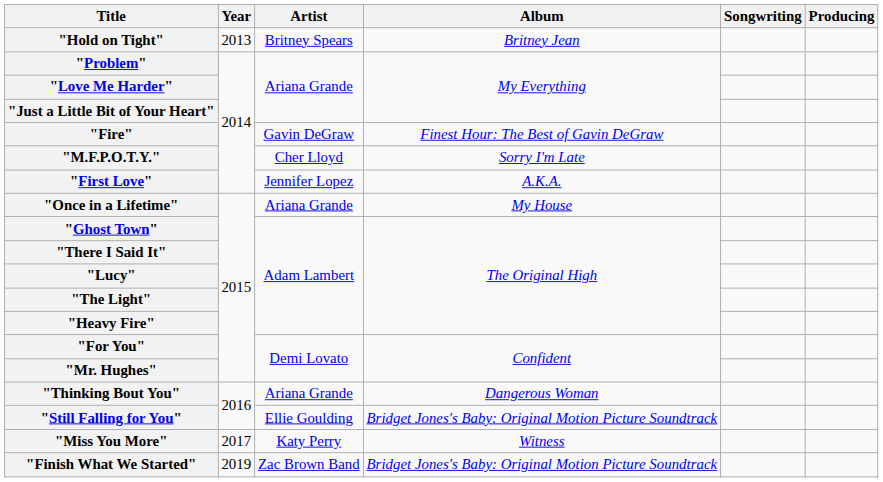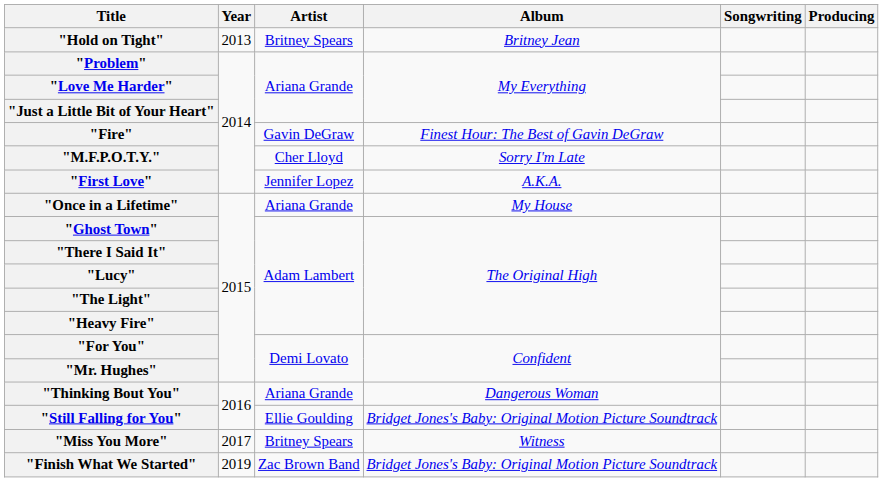(309, 441) Katy Perry -> (309, 441) Britney Spears
